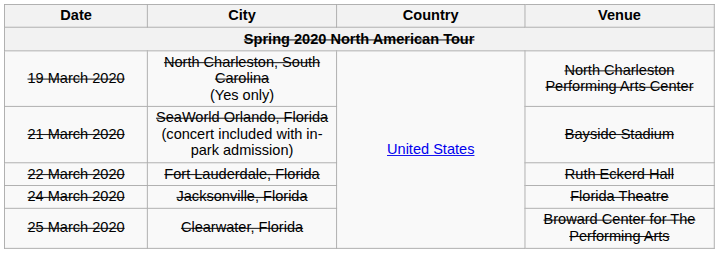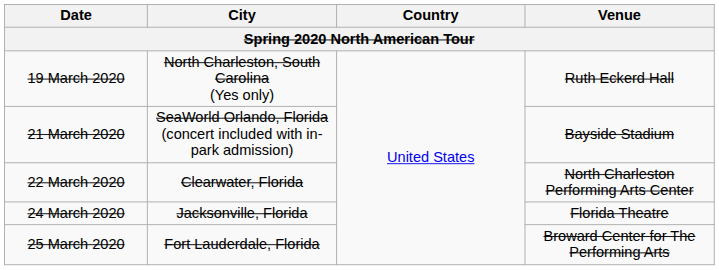(619, 78) North Charleston Performing Arts Center -> (619, 78) Ruth Eckerd Hall
(242, 173) Fort Lauderdale, Florida -> (242, 182) Clearwater, Florida
(619, 173) Ruth Eckerd Hall -> (619, 182) North Charleston Performing Arts Center
(242, 228) Clearwater, Florida -> (242, 244) Fort Lauderdale, Florida
